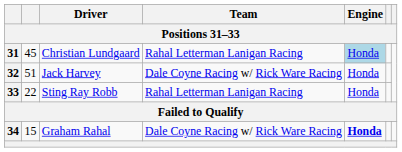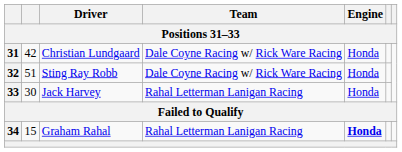(30, 53) 45 -> (30, 53) 42
(224, 53) Rahal Letterman Lanigan Racing -> (244, 53) Dale Coyne Racing w/ Rick Ware Racing
(363, 53) lightblue background -> (363, 53) no background
(71, 73) Jack Harvey -> (80, 73) Sting Ray Robb
(30, 92) 22 -> (30, 92) 30
(80, 92) Sting Ray Robb -> (71, 92) Jack Harvey
(244, 131) Dale Coyne Racing w/ Rick Ware Racing -> (224, 131) Rahal Letterman Lanigan Racing
